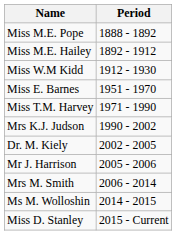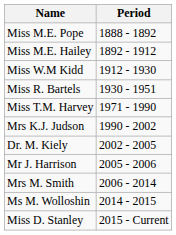+ row: (44, 88)
- row: (43, 88)
